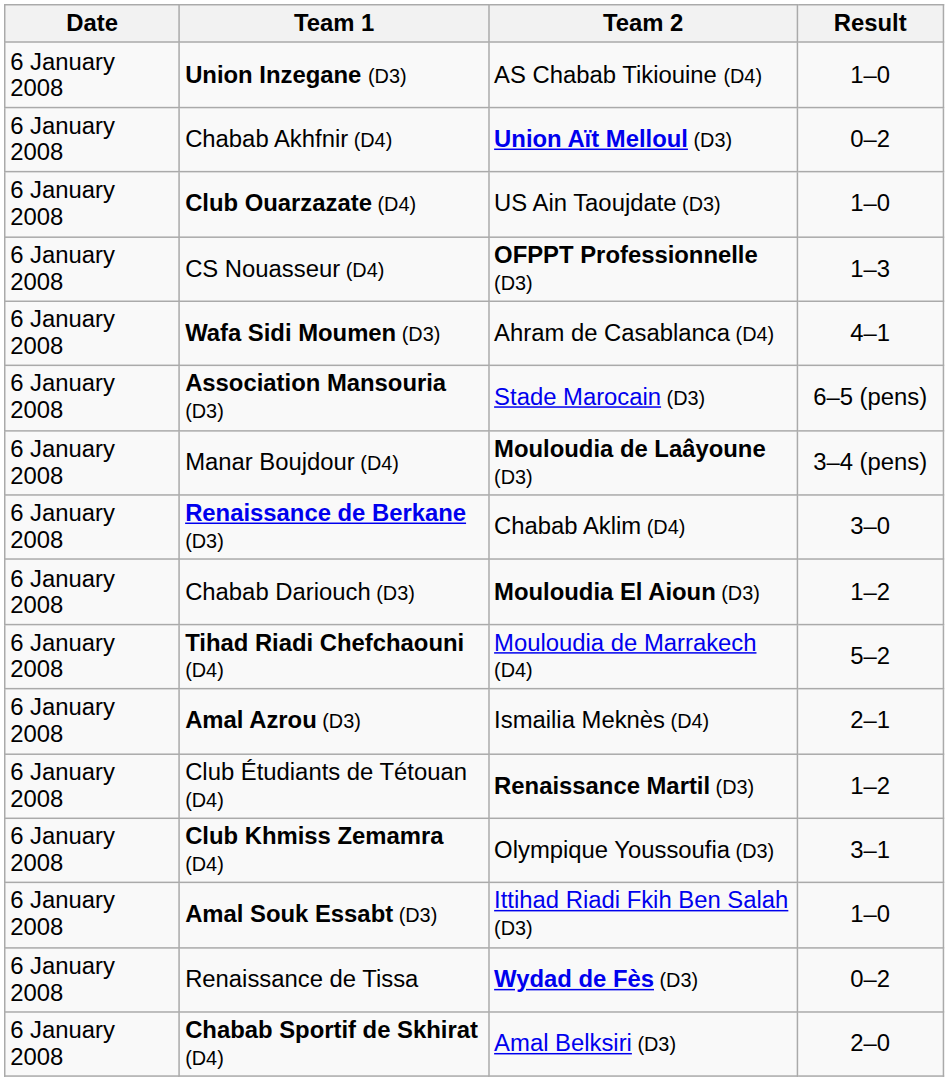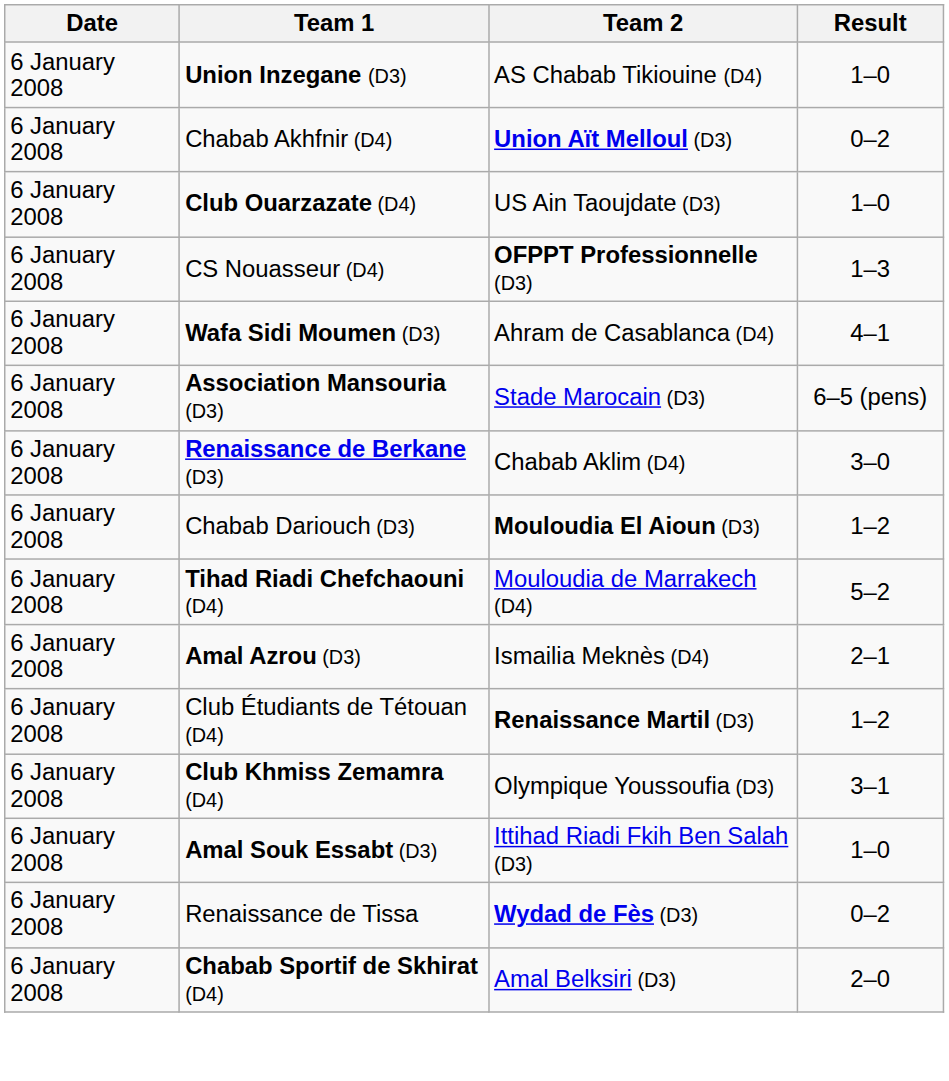- row: (292, 462)
